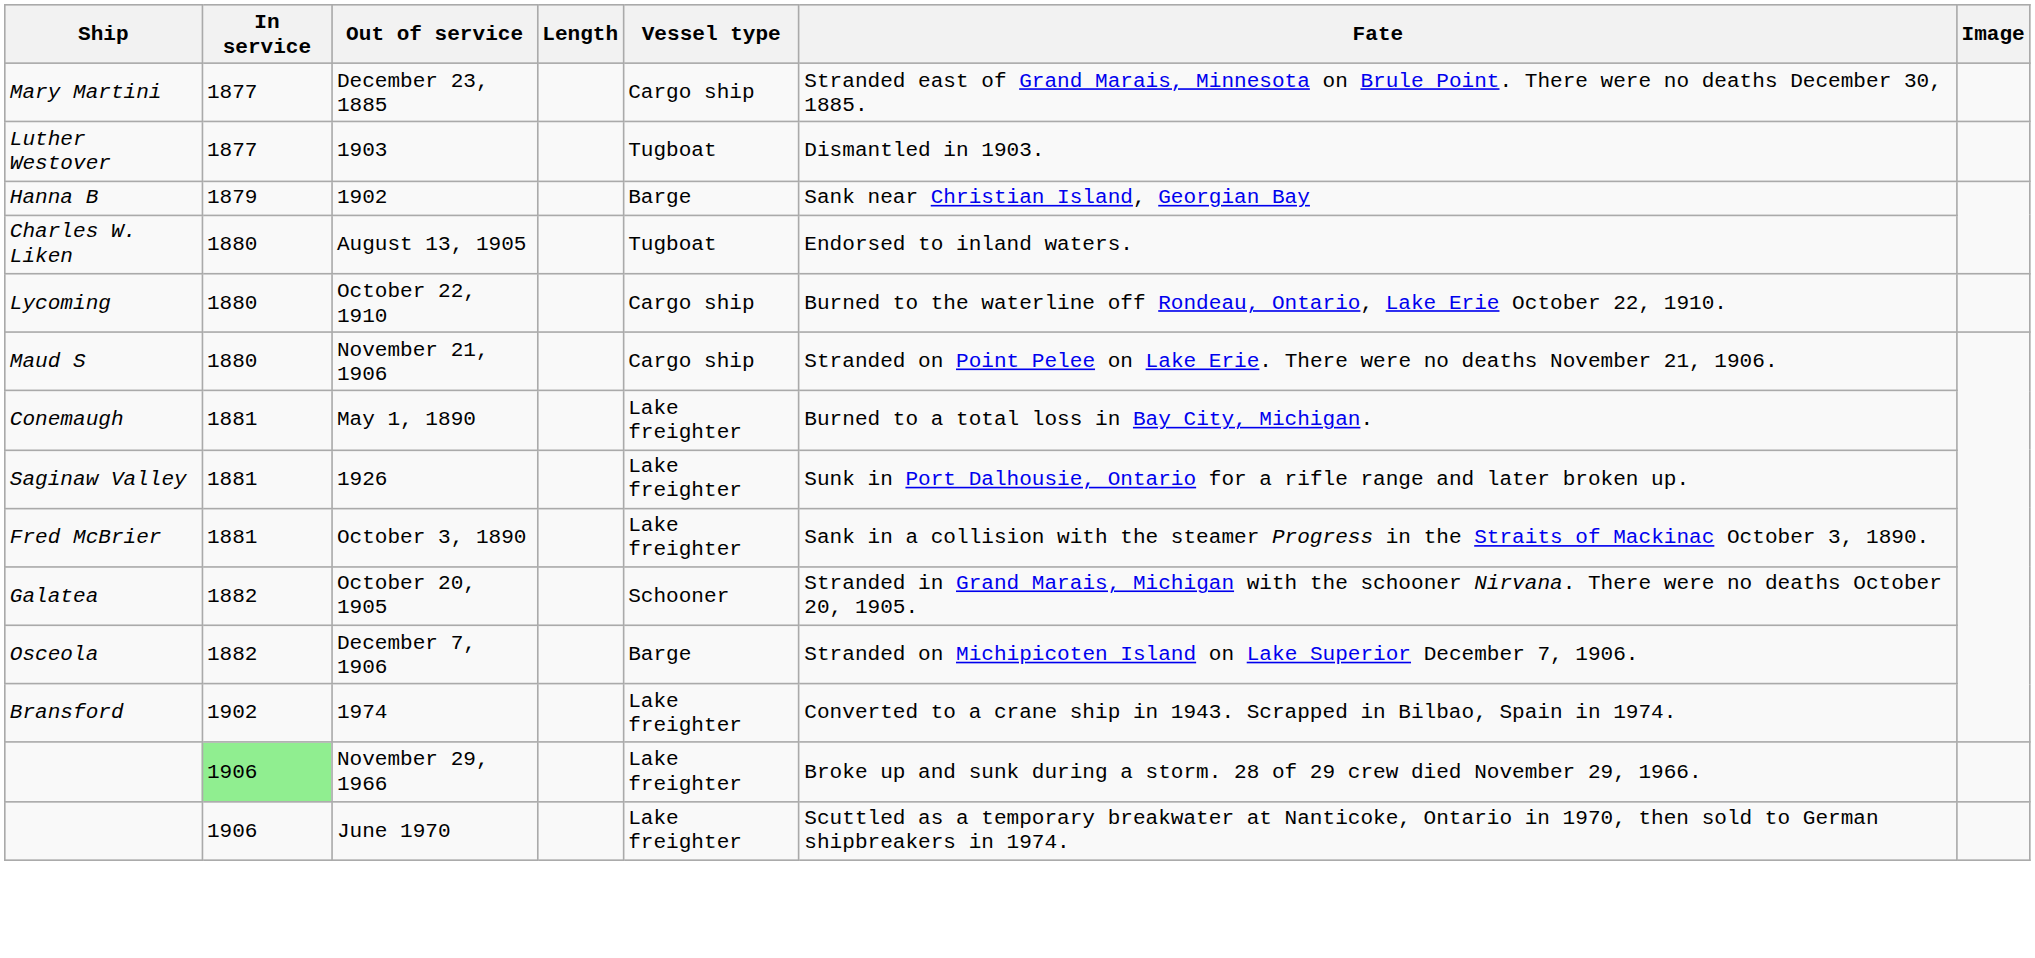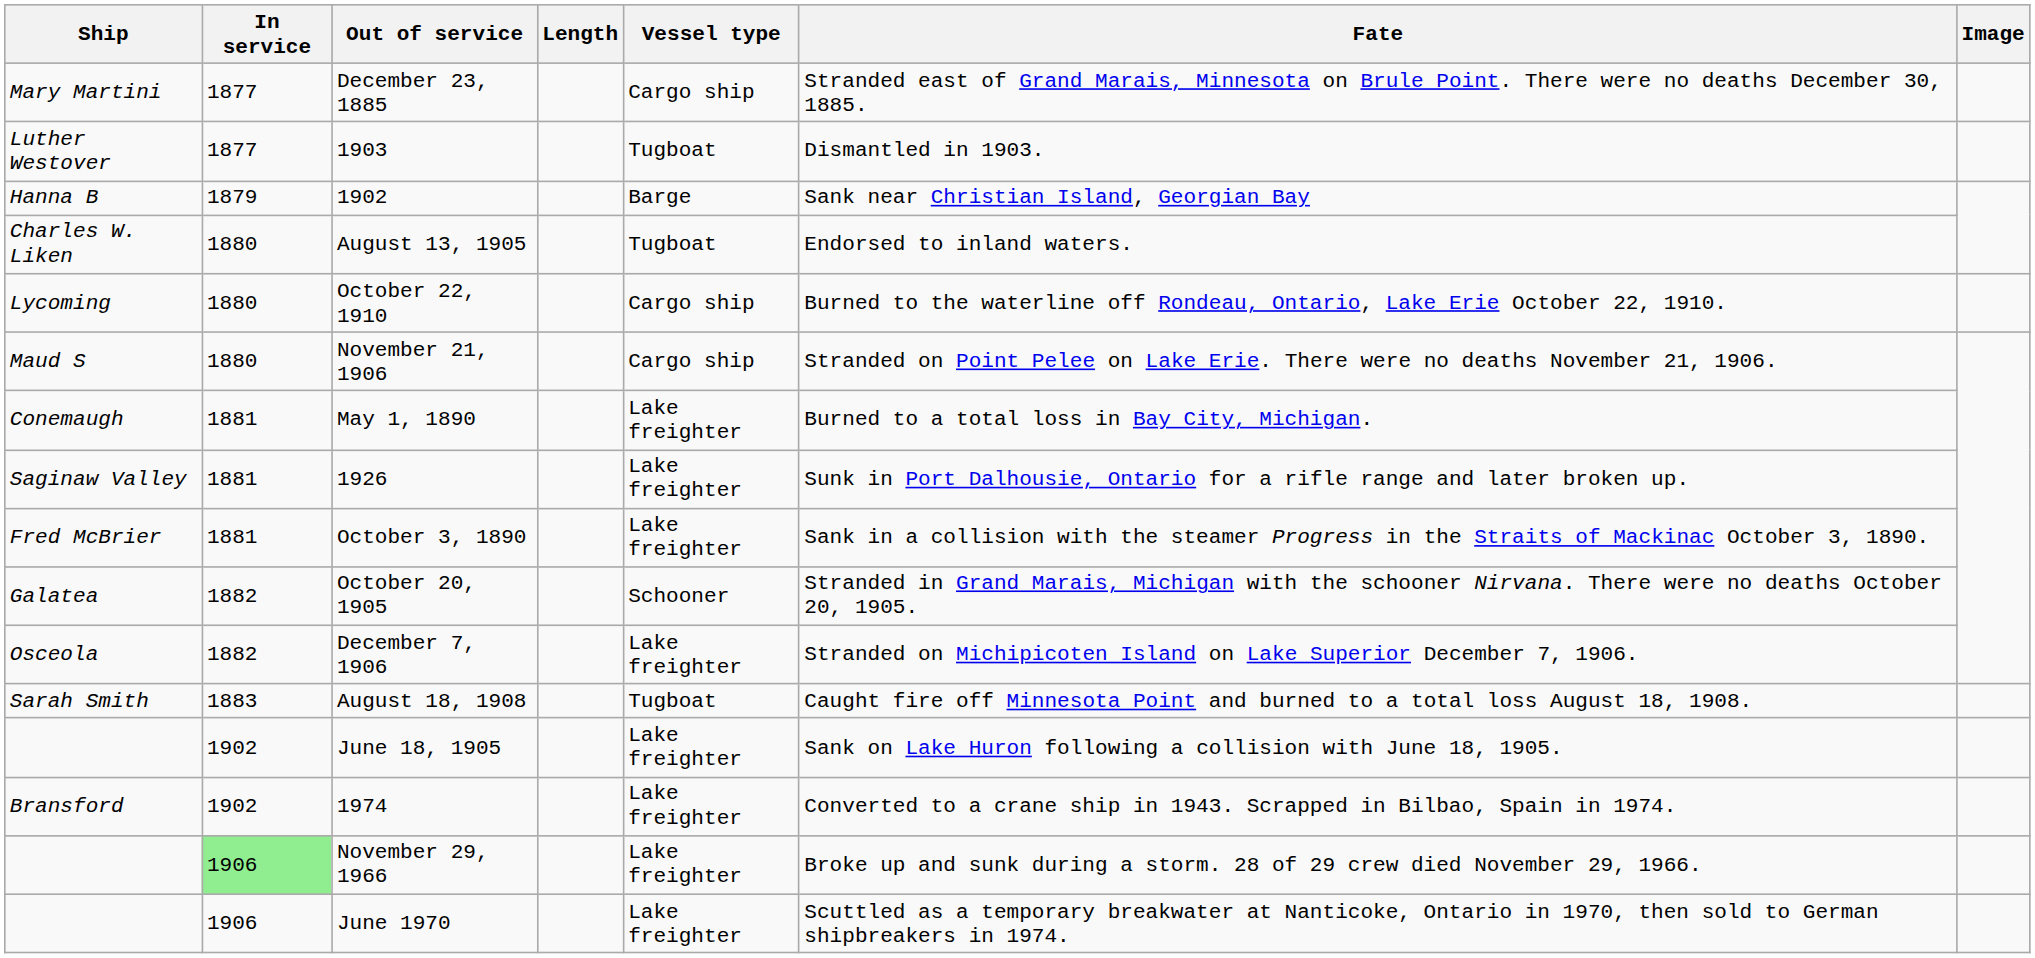(660, 655) Barge -> (685, 655) Lake freighter
+ row: (432, 701)
+ row: (419, 748)
